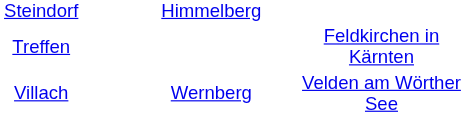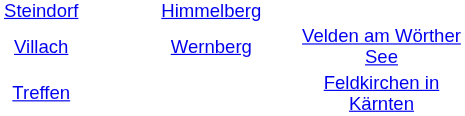rows swapped: (41, 46) <-> (41, 93)
